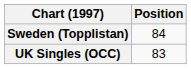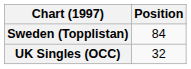(159, 53) 83 -> (159, 53) 32
